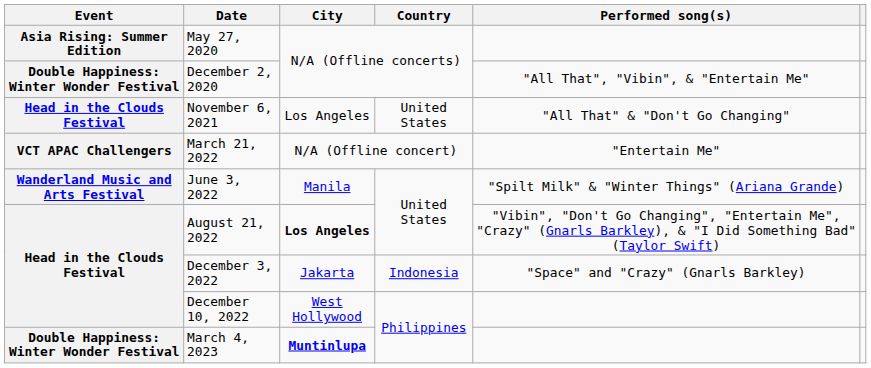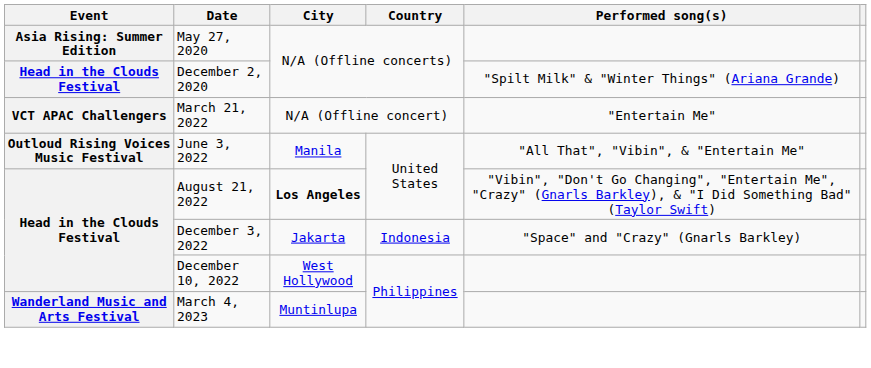(94, 79) Double Happiness: Winter Wonder Festival -> (89, 79) Head in the Clouds Festival
(666, 79) "All That", "Vibin", & "Entertain Me" -> (662, 79) "Spilt Milk" & "Winter Things" (Ariana Grande)
- row: (230, 115)
(94, 187) Wanderland Music and Arts Festival -> (89, 151) Outloud Rising Voices Music Festival
(666, 187) "Spilt Milk" & "Winter Things" (Ariana Grande) -> (662, 151) "All That", "Vibin", & "Entertain Me"
(94, 345) Double Happiness: Winter Wonder Festival -> (89, 309) Wanderland Music and Arts Festival
(327, 345) bold -> (318, 309) normal
